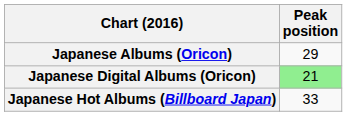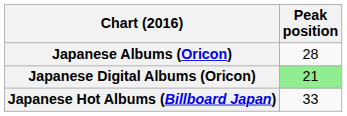(310, 54) 29 -> (310, 54) 28
